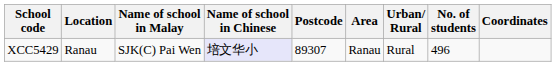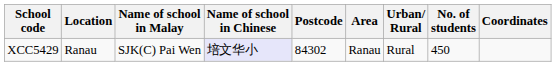(311, 49) 89307 -> (311, 49) 84302
(440, 49) 496 -> (440, 49) 450
